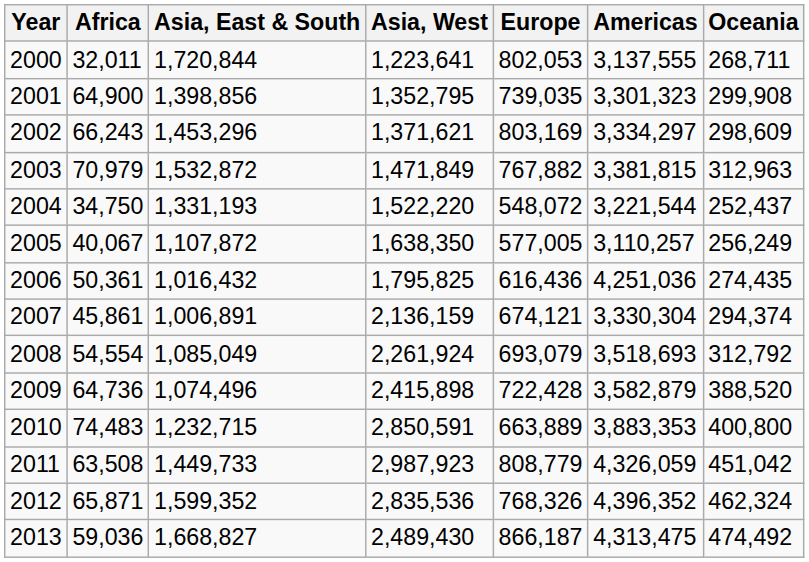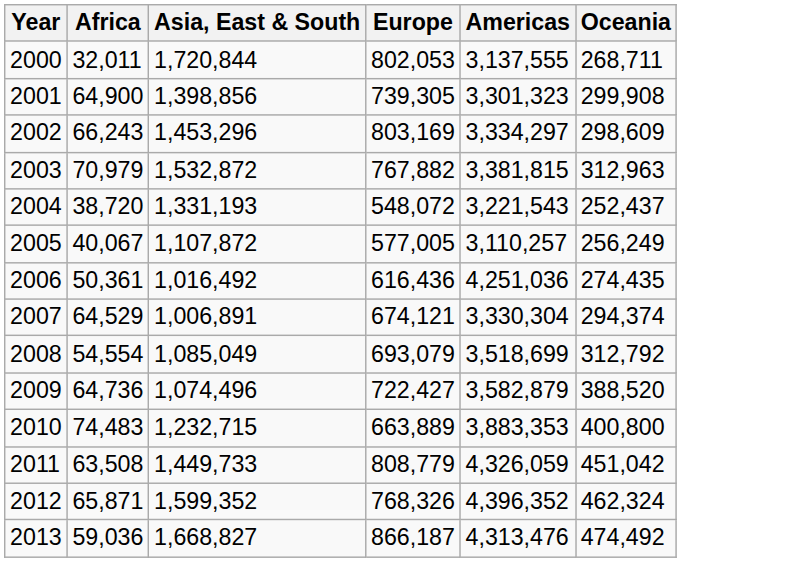- column: (429, 22)
(541, 96) 739,035 -> (413, 96) 739,305
(108, 206) 34,750 -> (108, 206) 38,720
(645, 206) 3,221,544 -> (517, 206) 3,221,543
(206, 280) 1,016,432 -> (206, 280) 1,016,492
(108, 317) 45,861 -> (108, 317) 64,529
(645, 354) 3,518,693 -> (517, 354) 3,518,699
(541, 390) 722,428 -> (413, 390) 722,427
(645, 538) 4,313,475 -> (517, 538) 4,313,476
